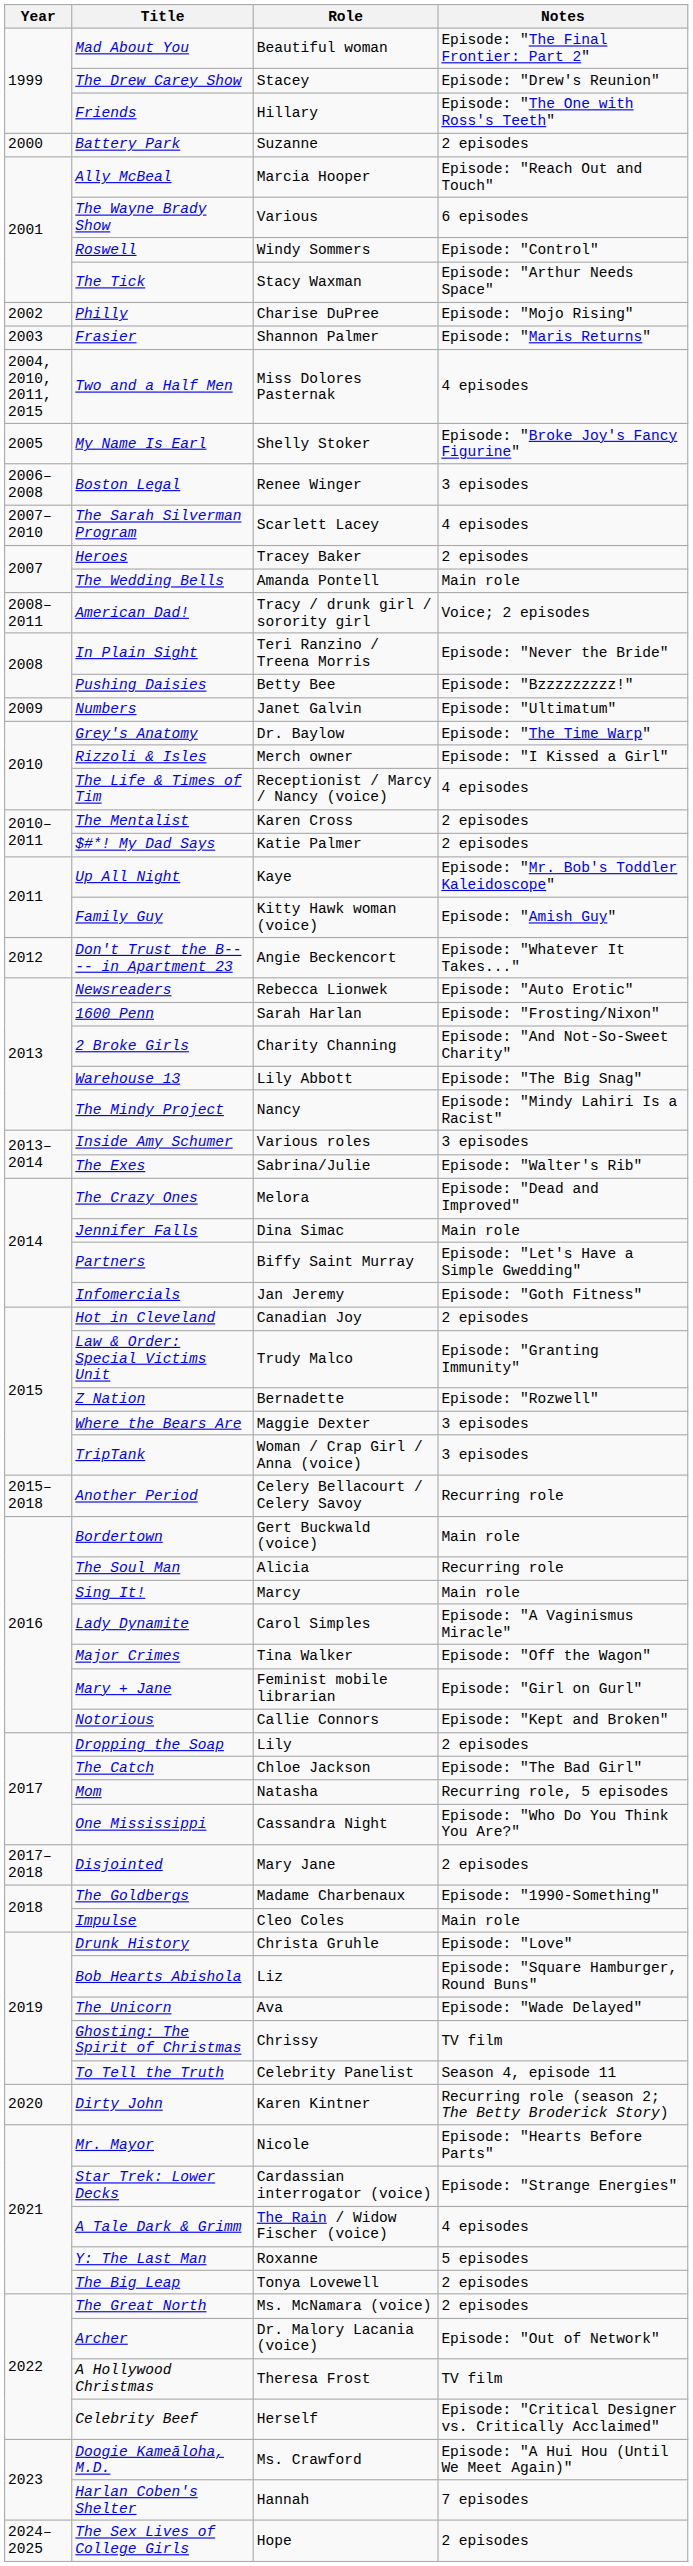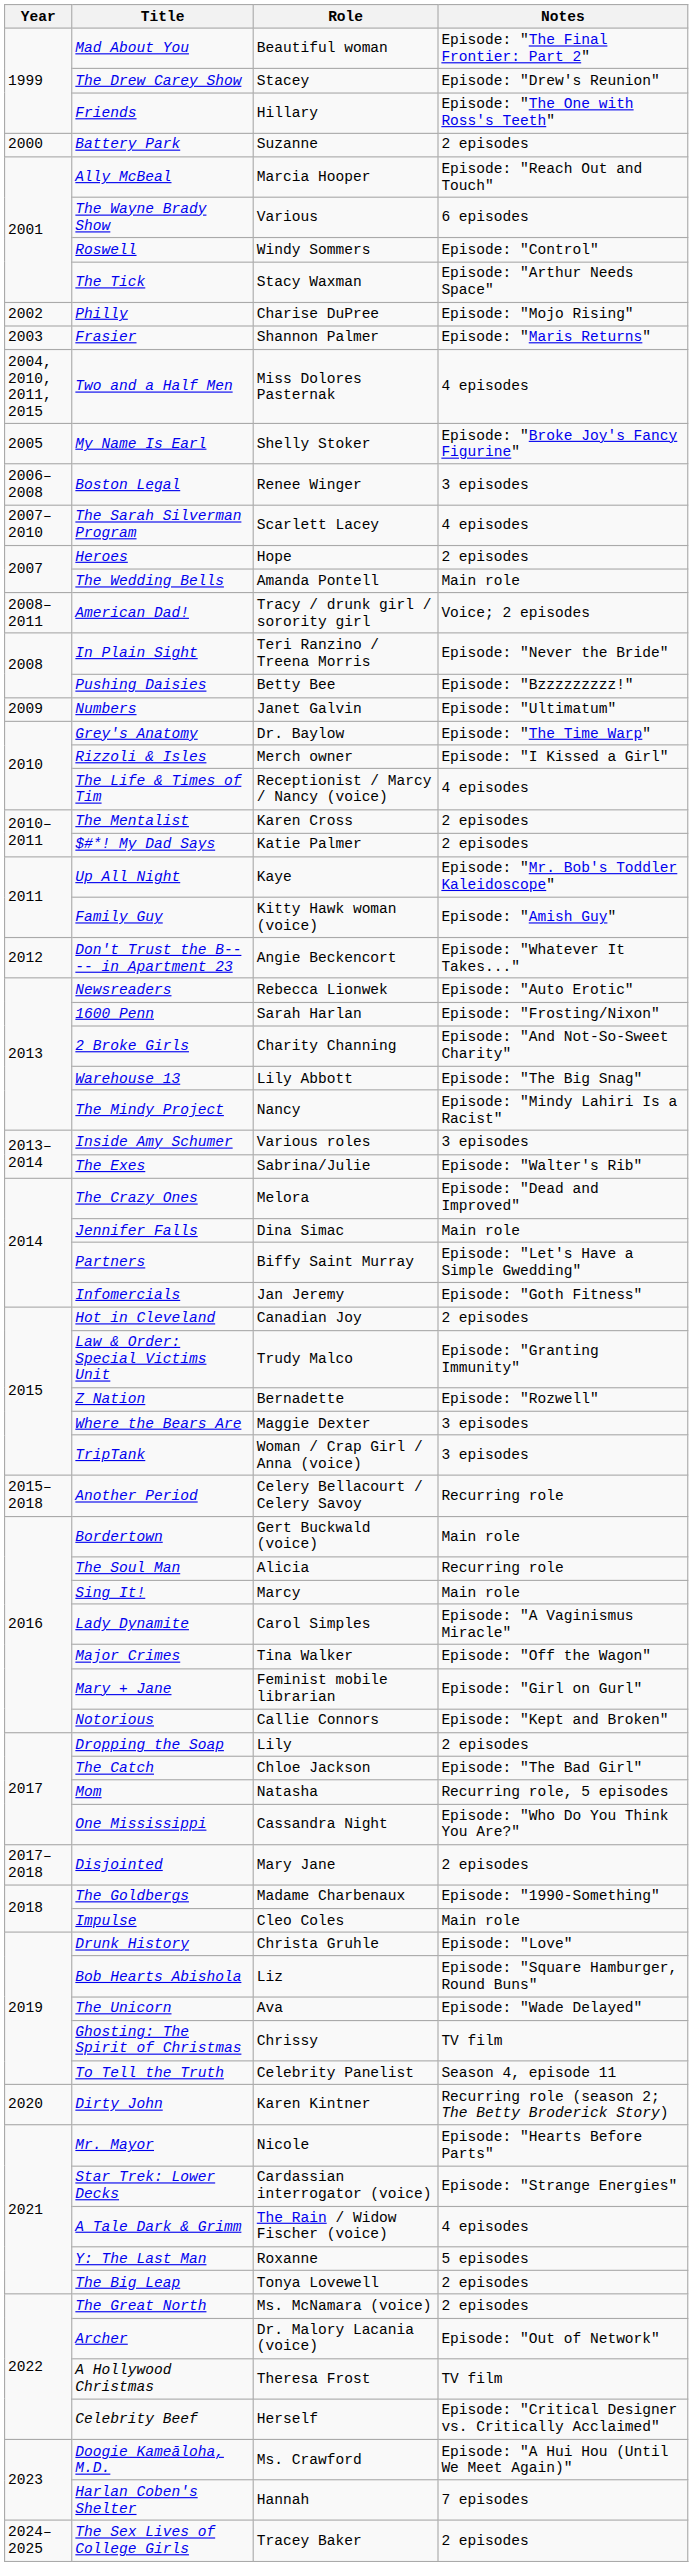(309, 557) Tracey Baker -> (274, 557) Hope
(274, 2541) Hope -> (309, 2541) Tracey Baker
